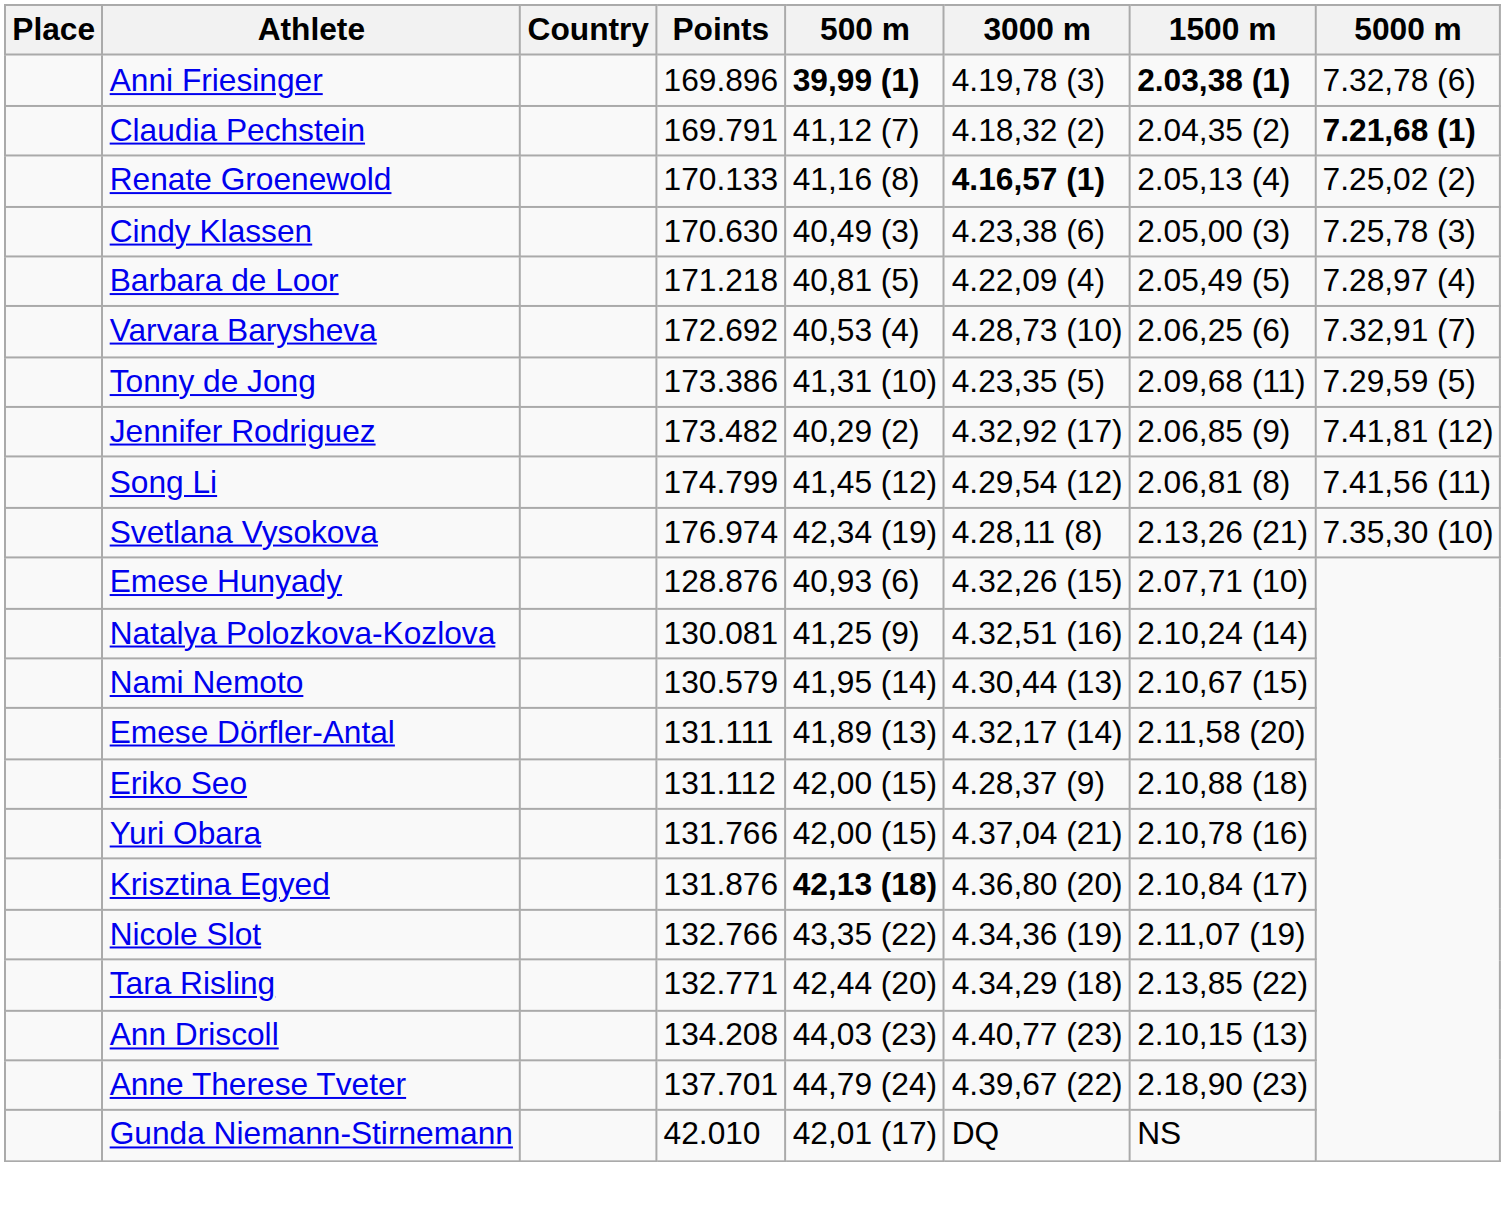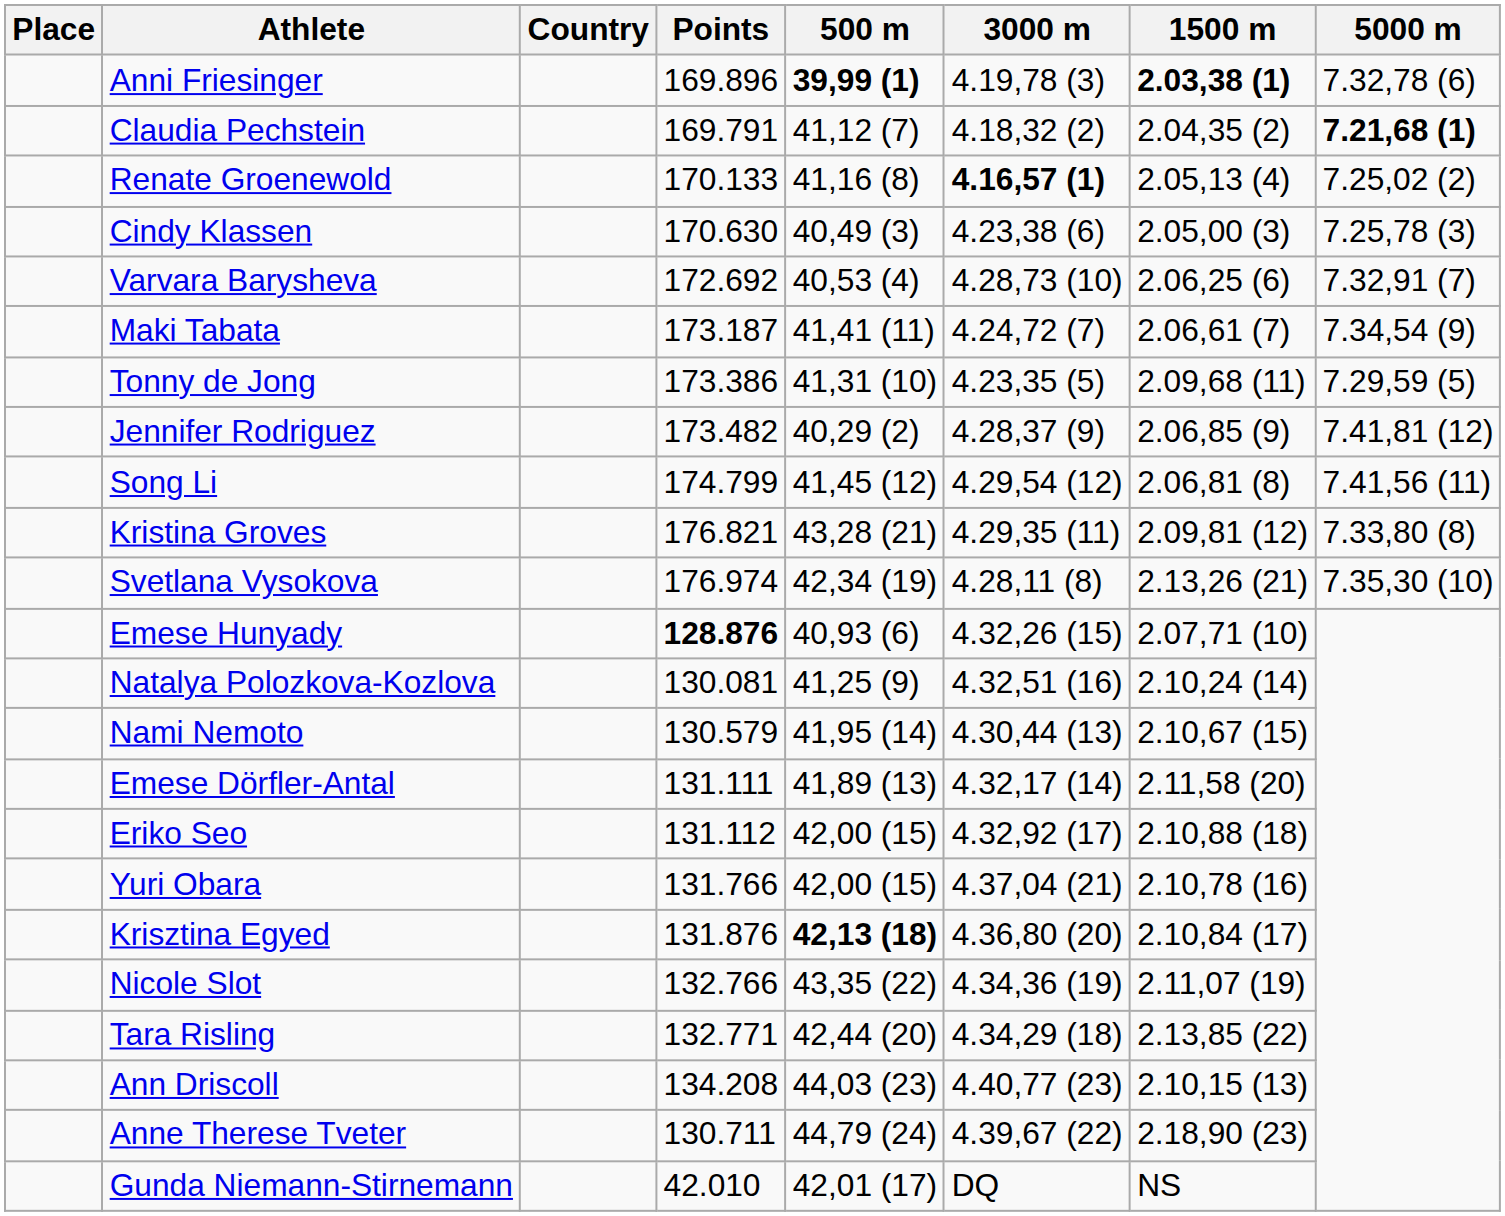- row: (224, 280)
+ row: (195, 331)
(1037, 431) 4.32,92 (17) -> (1028, 431) 4.28,37 (9)
+ row: (218, 532)
(721, 582) normal -> (721, 632) bold
(1028, 783) 4.28,37 (9) -> (1037, 833) 4.32,92 (17)
(721, 1084) 137.701 -> (720, 1134) 130.711
